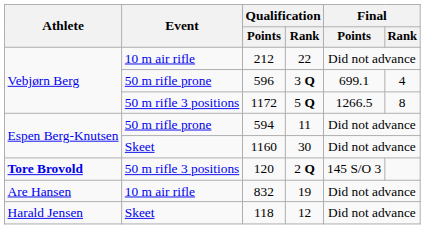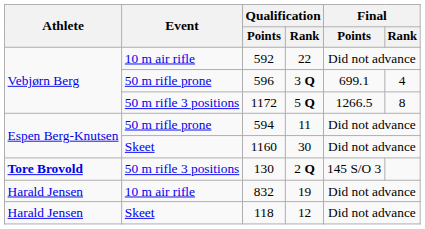(264, 58) 212 -> (264, 58) 592
(264, 169) 120 -> (264, 169) 130
(39, 191) Are Hansen -> (45, 191) Harald Jensen
